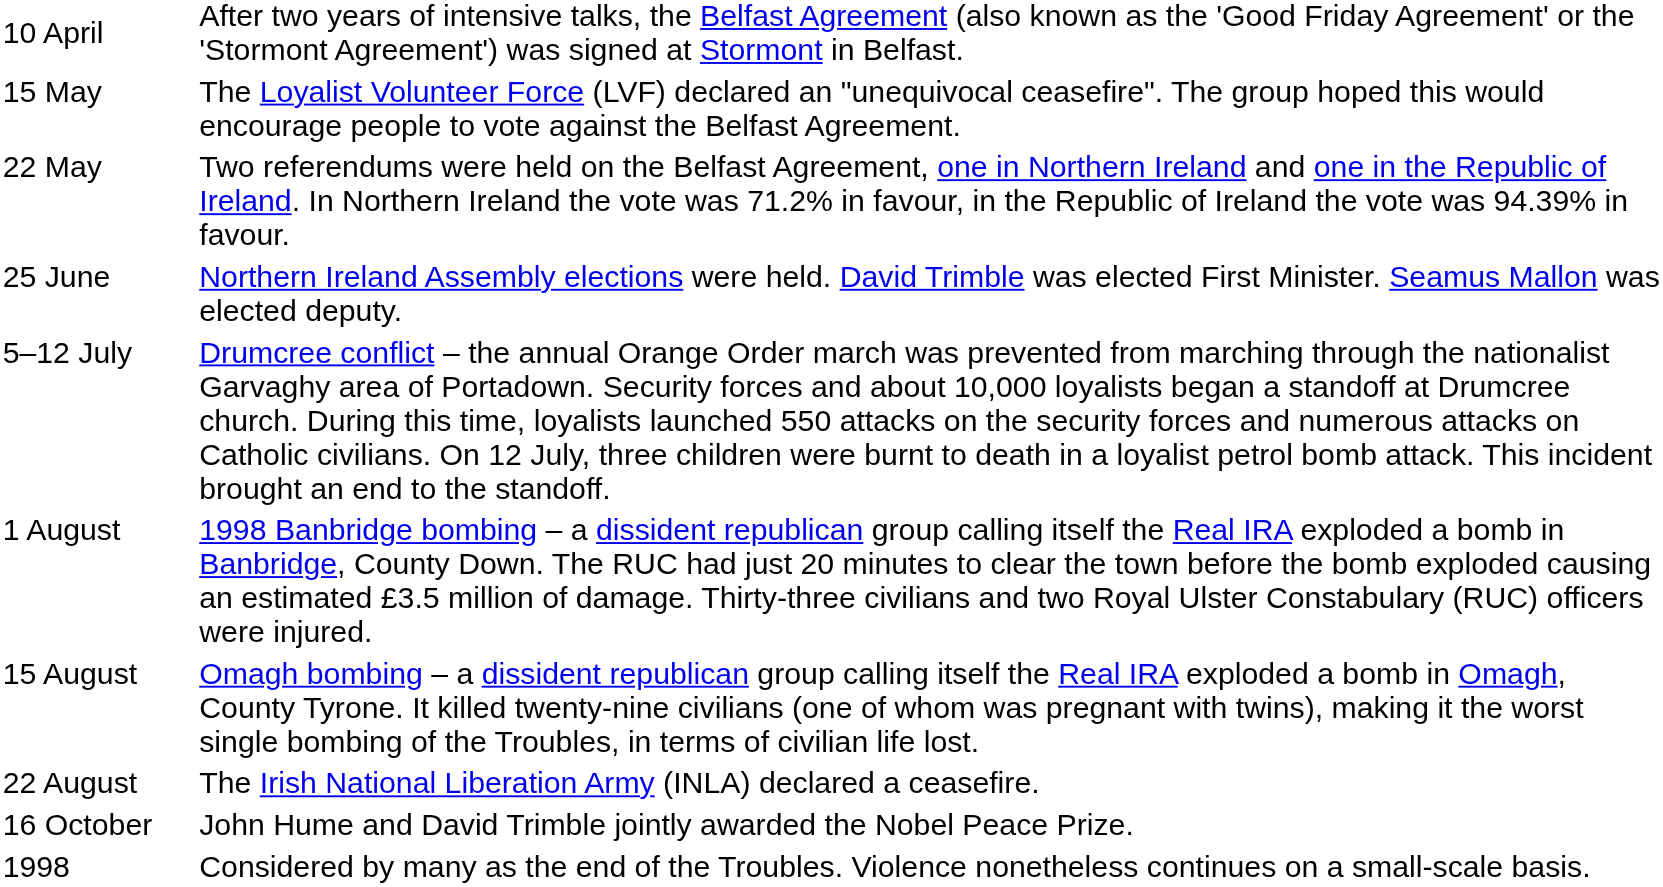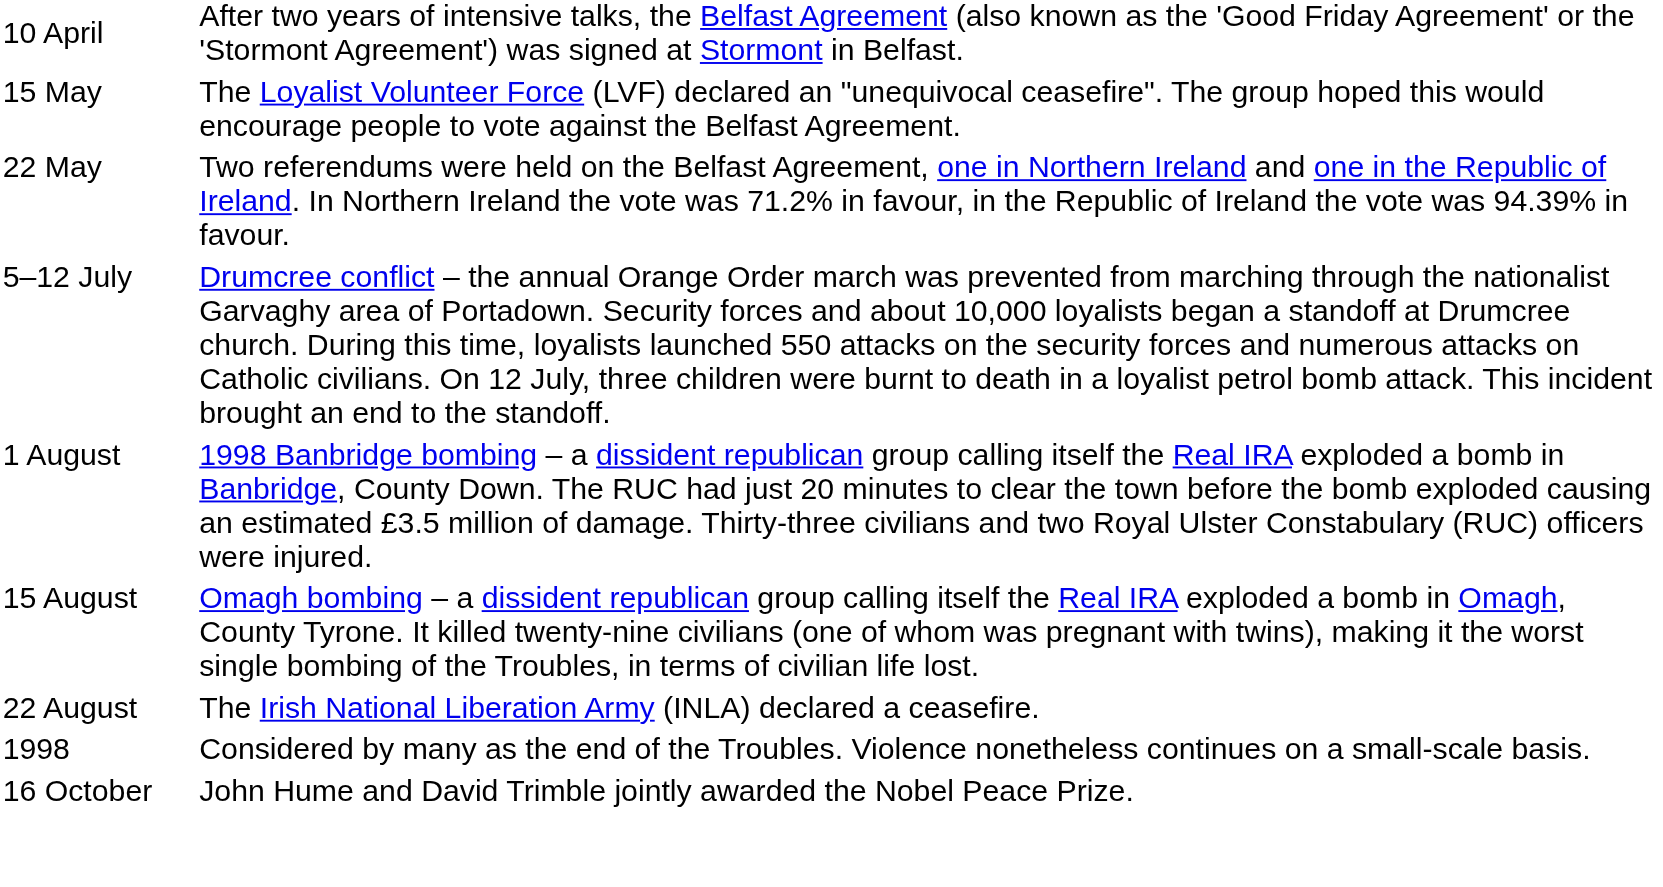- row: (56, 277)
rows swapped: (77, 825) <-> (36, 866)
